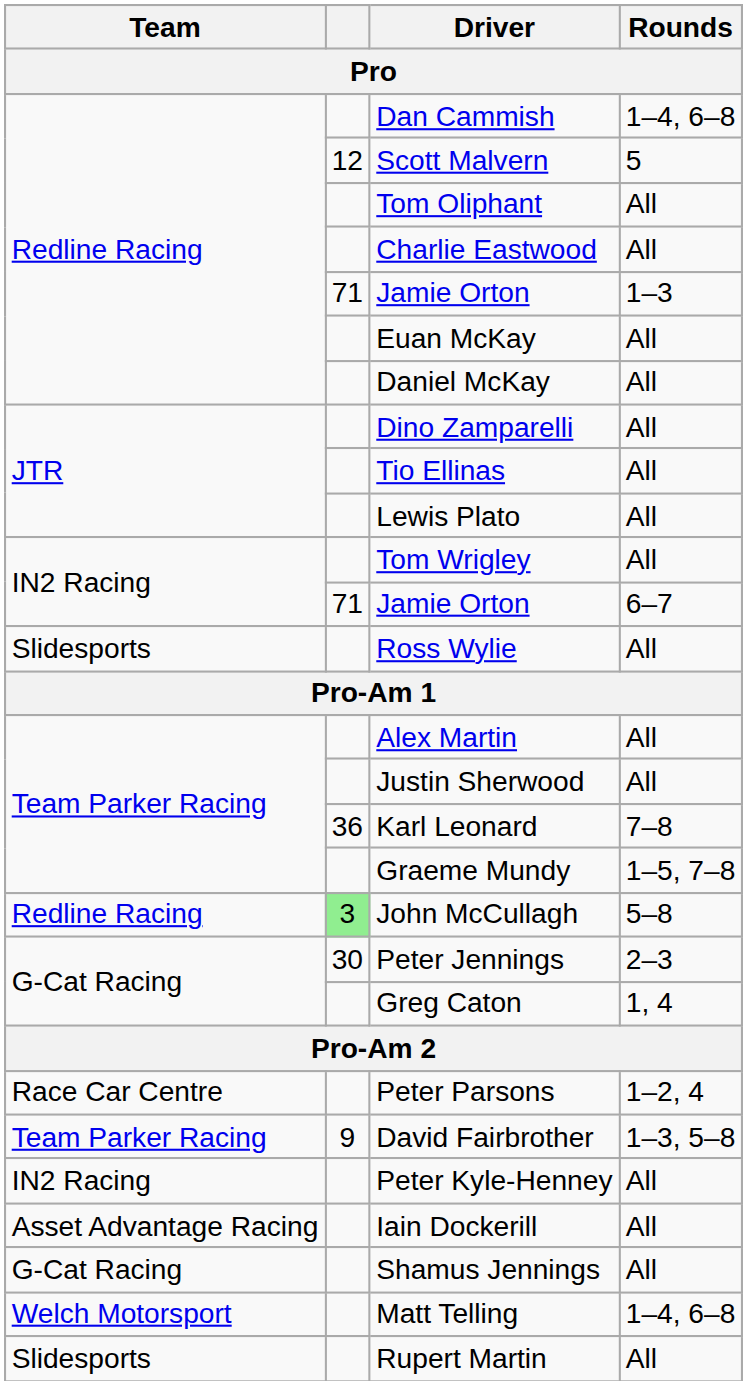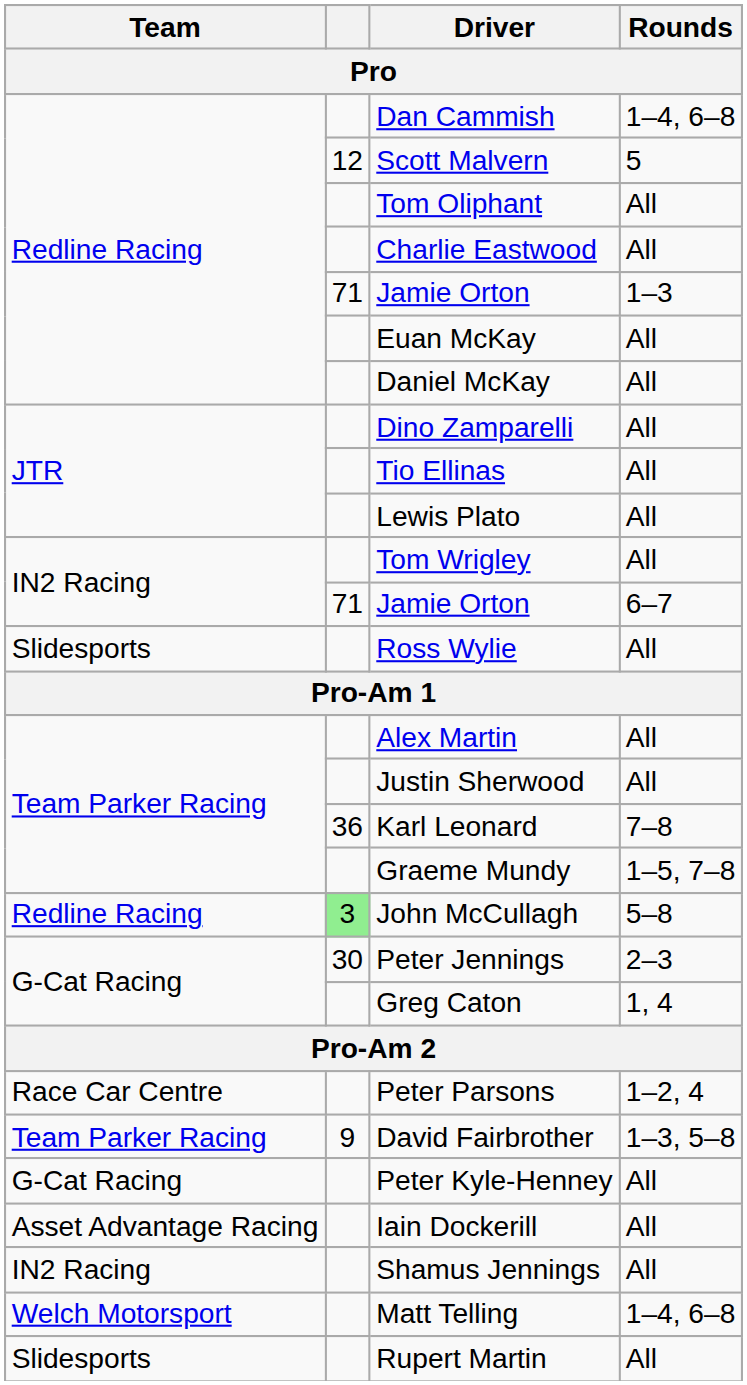(81, 1181) IN2 Racing -> (97, 1181) G-Cat Racing
(97, 1269) G-Cat Racing -> (81, 1269) IN2 Racing
